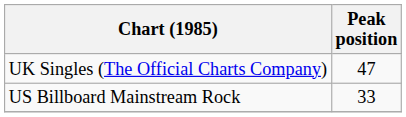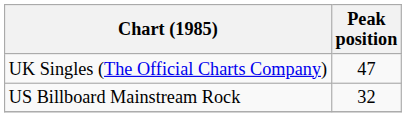(366, 97) 33 -> (366, 97) 32
